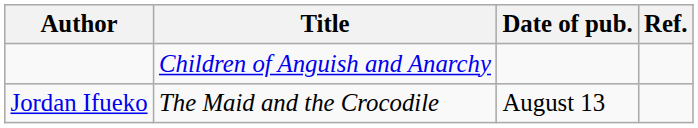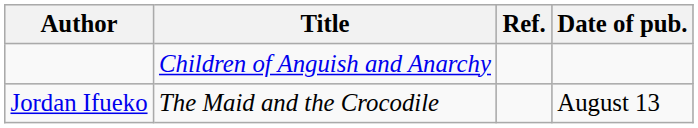columns swapped: (568, 24) <-> (666, 24)
